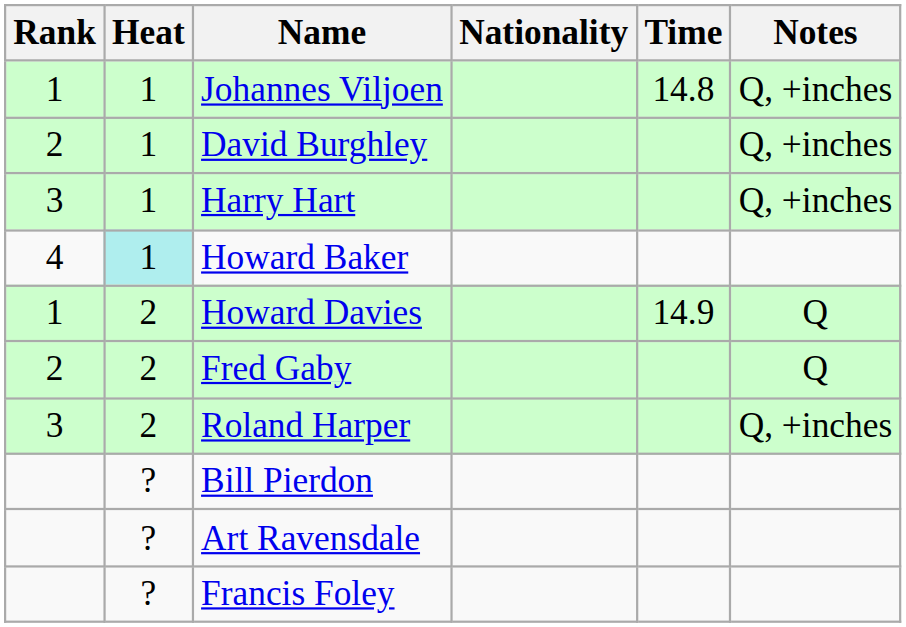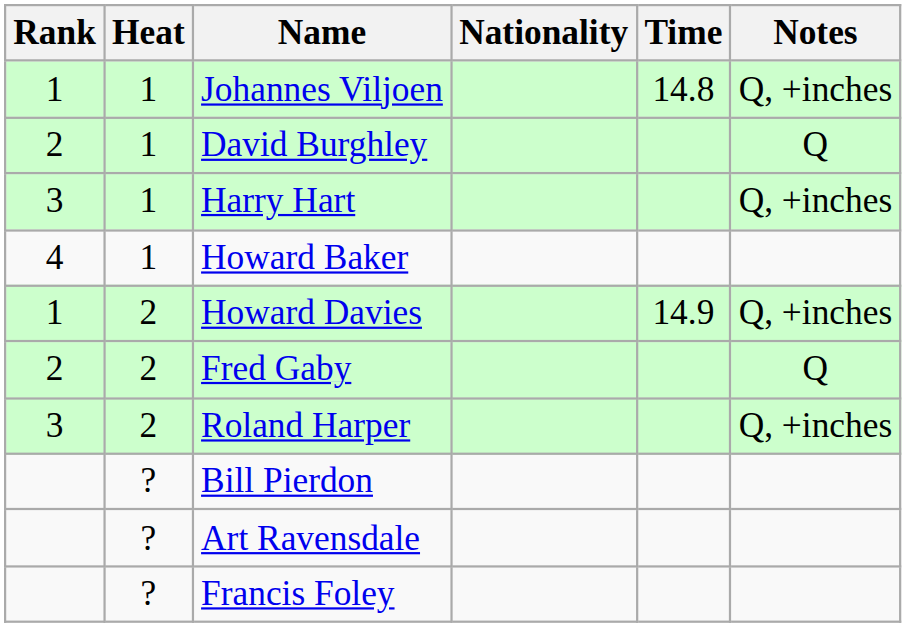(815, 144) Q, +inches -> (815, 144) Q
(148, 256) paleturquoise background -> (148, 256) no background
(815, 312) Q -> (815, 312) Q, +inches
